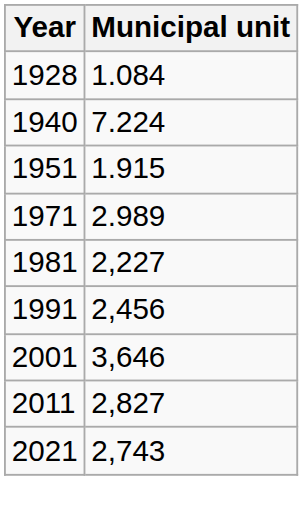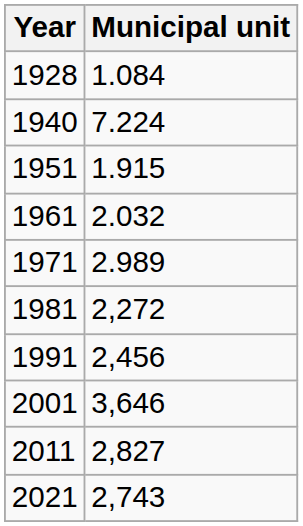+ row: (45, 215)
(128, 262) 2,227 -> (128, 309) 2,272
